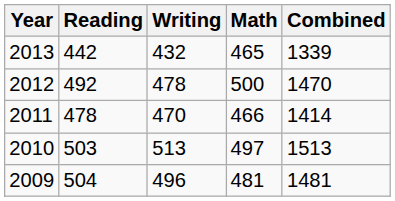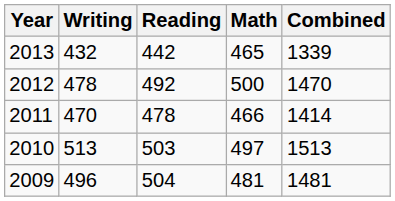columns swapped: (103, 20) <-> (187, 20)
